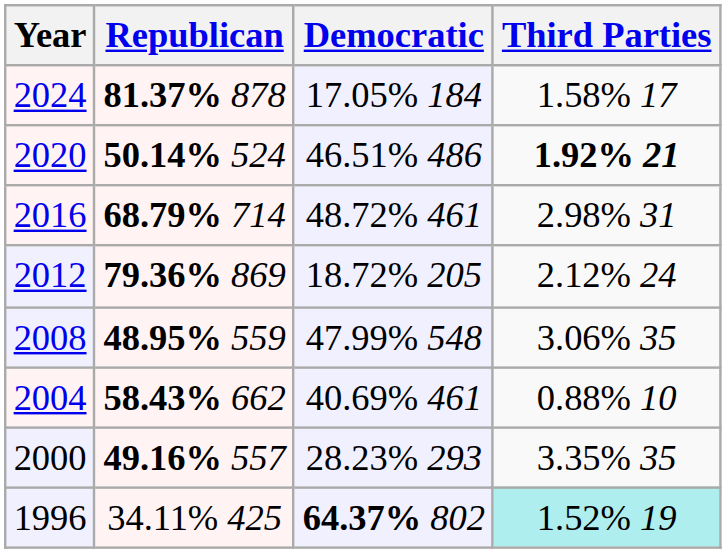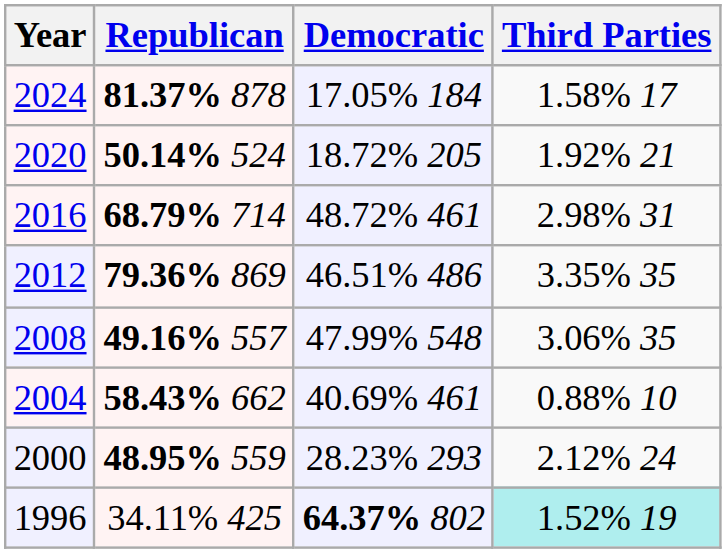(394, 155) 46.51% 486 -> (394, 155) 18.72% 205
(607, 155) bold -> (607, 155) normal
(394, 275) 18.72% 205 -> (394, 275) 46.51% 486
(607, 275) 2.12% 24 -> (607, 275) 3.35% 35
(195, 335) 48.95% 559 -> (195, 335) 49.16% 557
(195, 456) 49.16% 557 -> (195, 456) 48.95% 559
(607, 456) 3.35% 35 -> (607, 456) 2.12% 24
